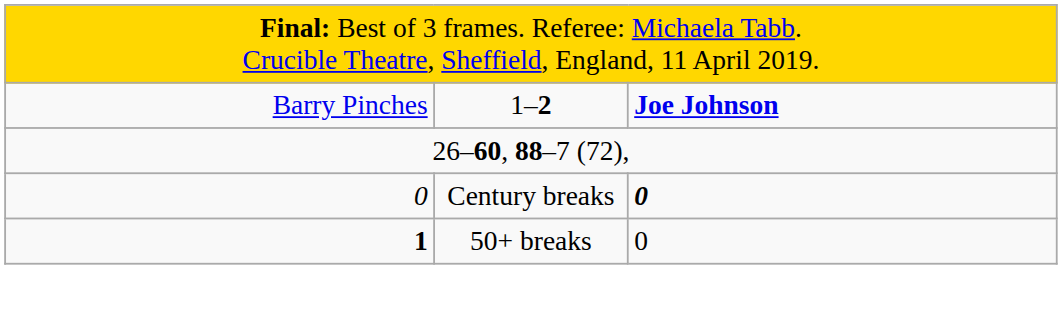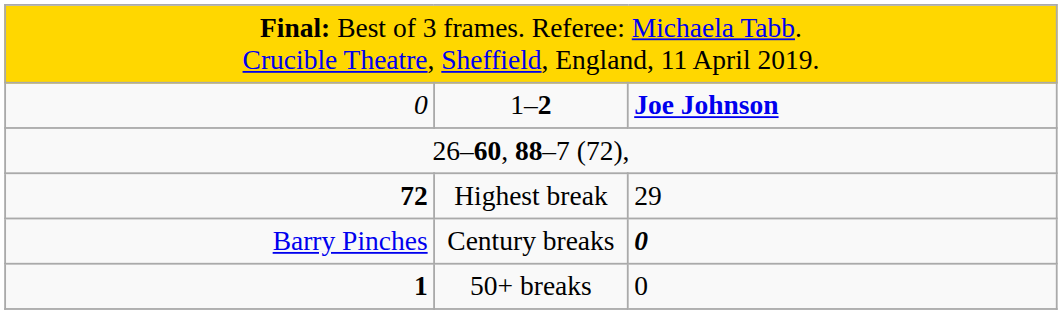(350, 105) Barry Pinches -> (421, 105) 0
+ row: (531, 196)
(421, 196) 0 -> (350, 241) Barry Pinches
